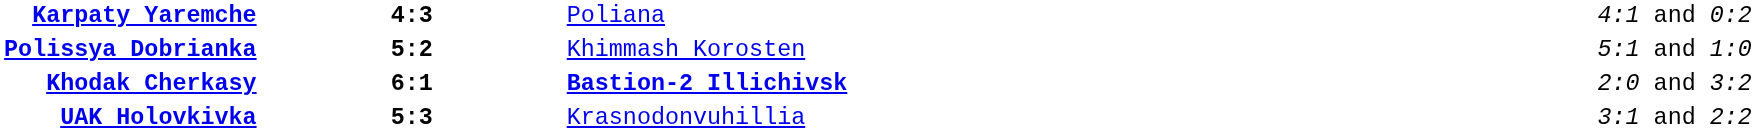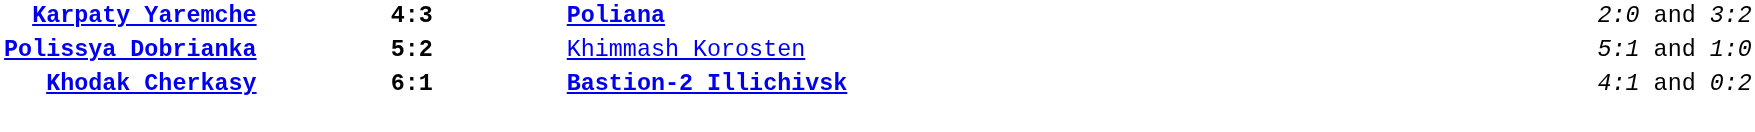(616, 16) normal -> (616, 16) bold
(1675, 16) 4:1 and 0:2 -> (1675, 16) 2:0 and 3:2
(1675, 84) 2:0 and 3:2 -> (1675, 84) 4:1 and 0:2
- row: (158, 118)
